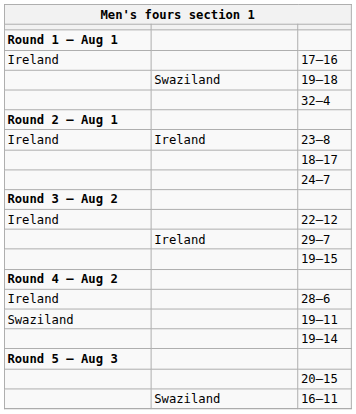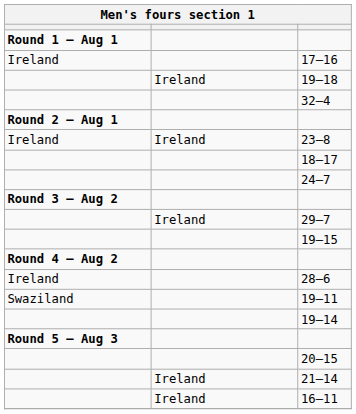(187, 80) Swaziland -> (180, 80) Ireland
- row: (33, 219)
+ row: (78, 379)
(187, 399) Swaziland -> (180, 399) Ireland
